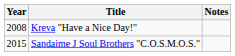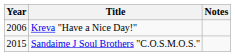(17, 28) 2008 -> (17, 28) 2006
